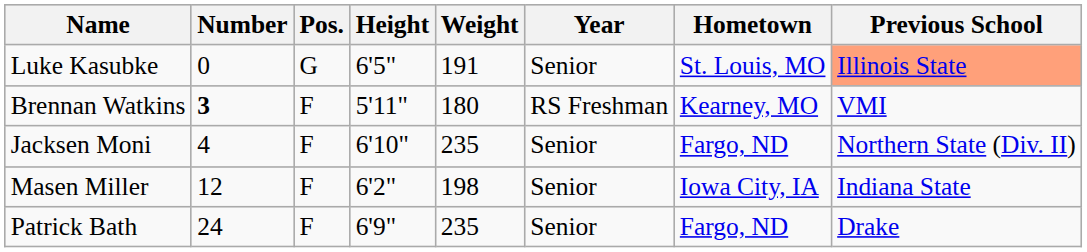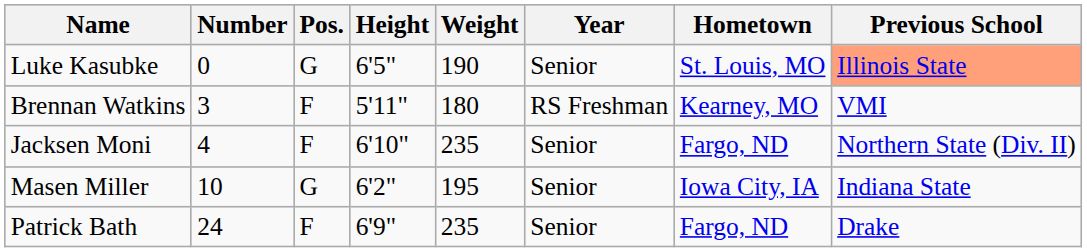(460, 65) 191 -> (460, 65) 190
(204, 105) bold -> (204, 105) normal
(210, 186) 12 -> (210, 186) 10
(306, 186) F -> (309, 186) G
(460, 186) 198 -> (460, 186) 195
